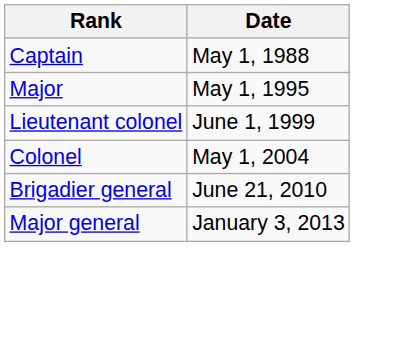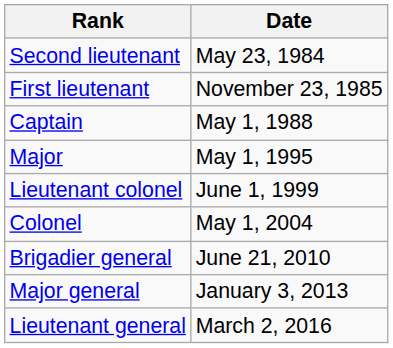+ row: (95, 55)
+ row: (79, 88)
+ row: (98, 325)
